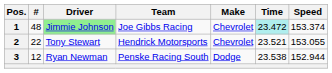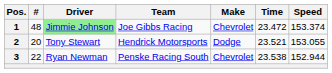(272, 27) paleturquoise background -> (272, 27) no background
(36, 42) 22 -> (36, 42) 20
(233, 42) Chevrolet -> (227, 42) Dodge
(36, 57) 12 -> (36, 57) 22
(227, 57) Dodge -> (233, 57) Chevrolet
